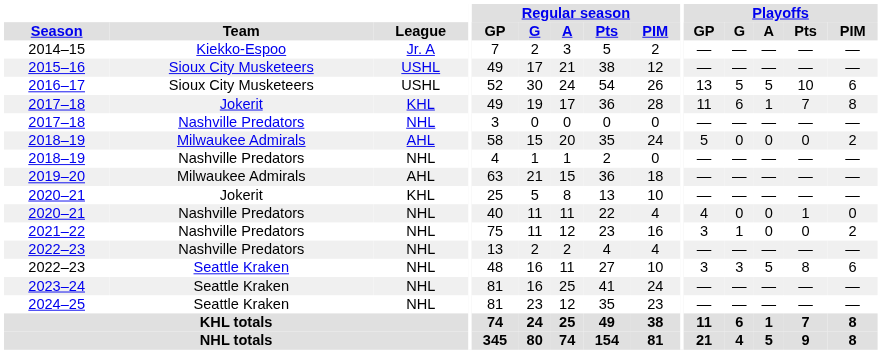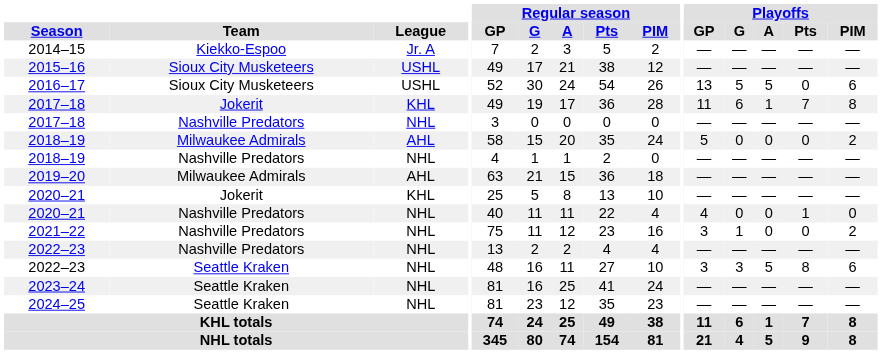(806, 85) 10 -> (806, 85) 0
